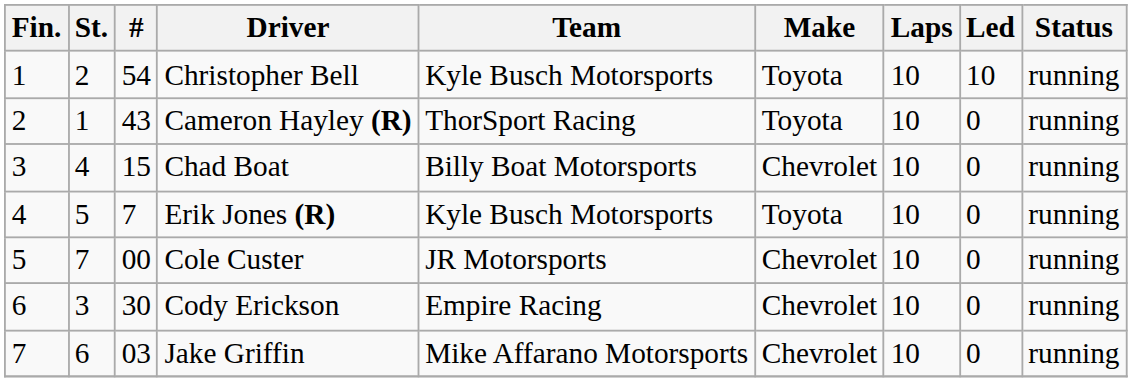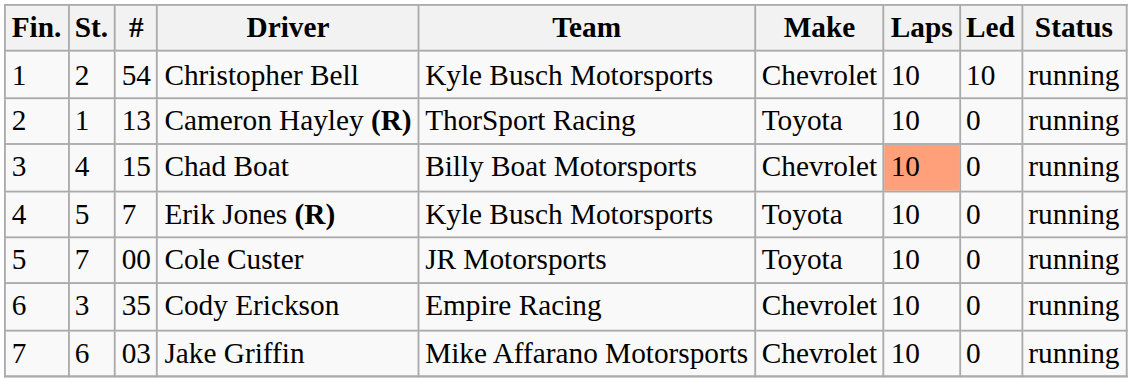(802, 74) Toyota -> (819, 74) Chevrolet
(136, 120) 43 -> (136, 120) 13
(905, 167) no background -> (905, 167) lightsalmon background
(819, 259) Chevrolet -> (802, 259) Toyota
(136, 306) 30 -> (136, 306) 35
